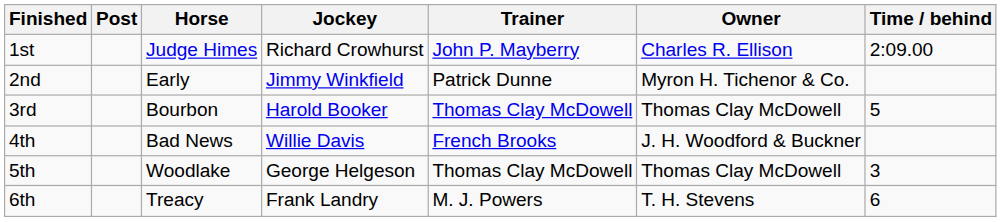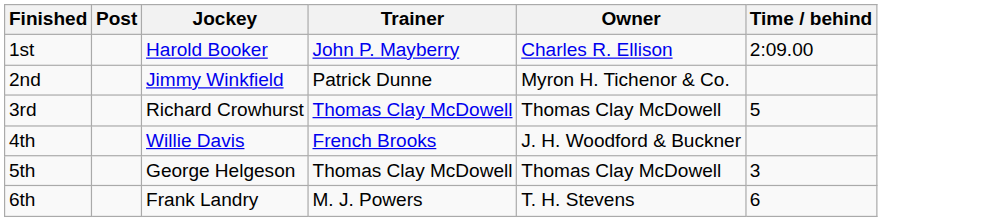- column: (202, 19)
(345, 49) Richard Crowhurst -> (207, 49) Harold Booker
(327, 110) Harold Booker -> (225, 110) Richard Crowhurst
